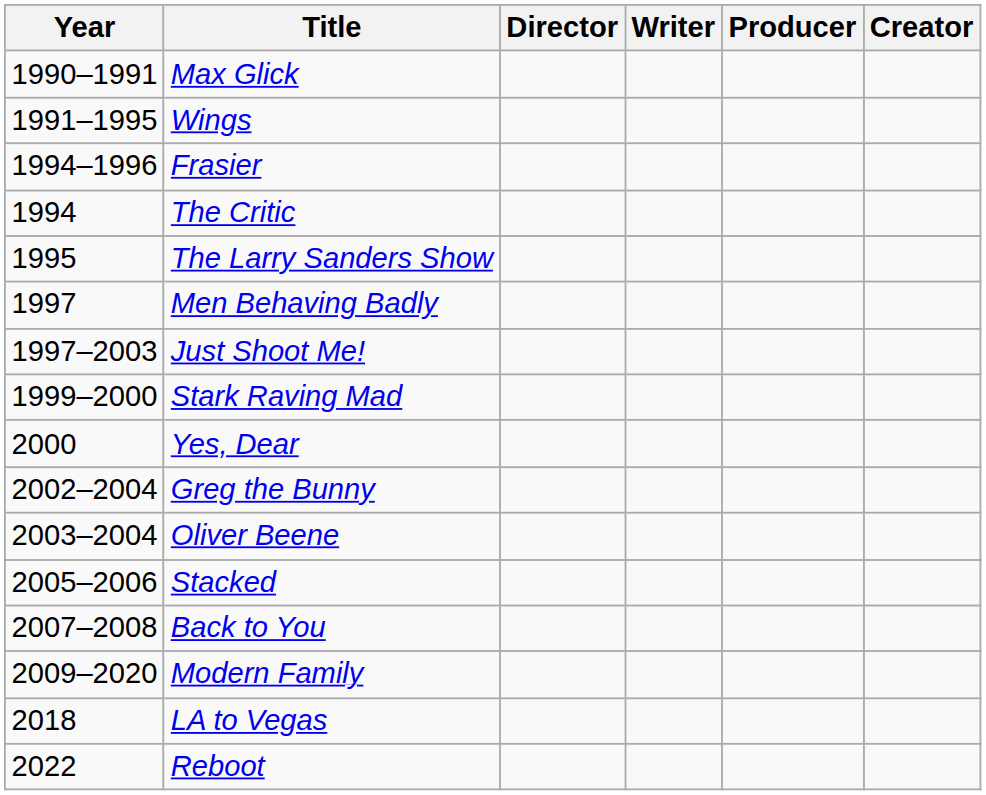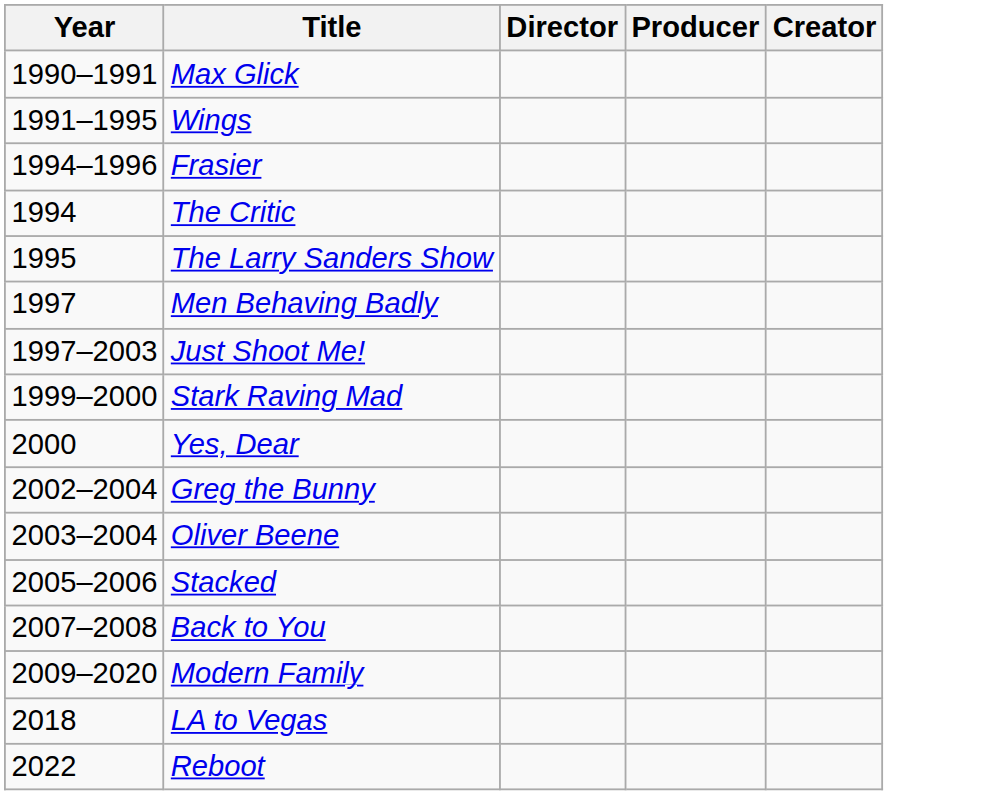- column: (673, 27)
